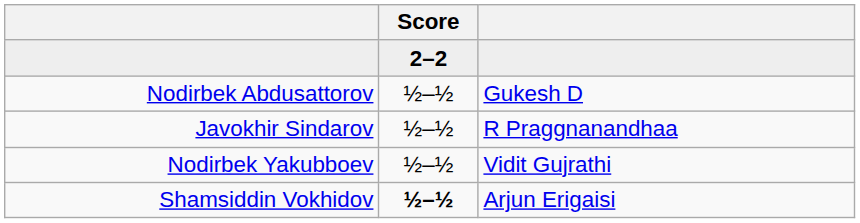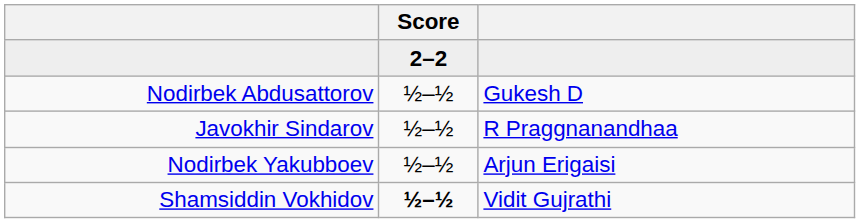(547, 164) Vidit Gujrathi -> (549, 164) Arjun Erigaisi
(549, 199) Arjun Erigaisi -> (547, 199) Vidit Gujrathi
